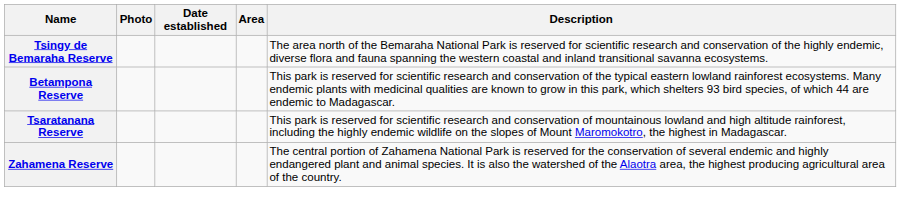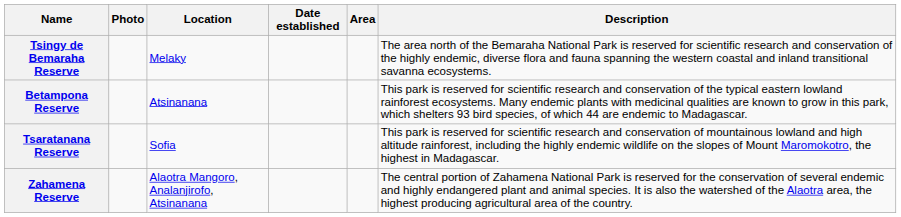+ column: (208, 20)
